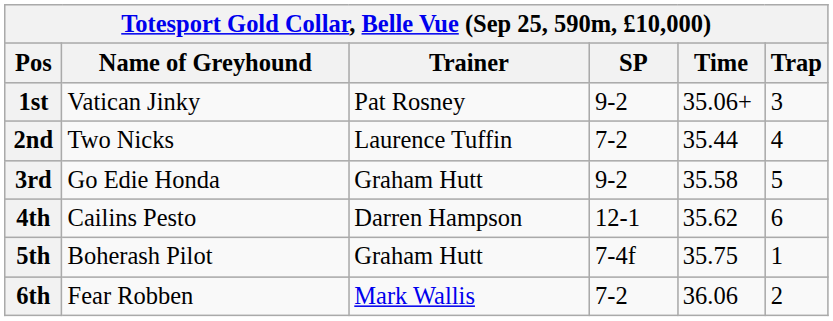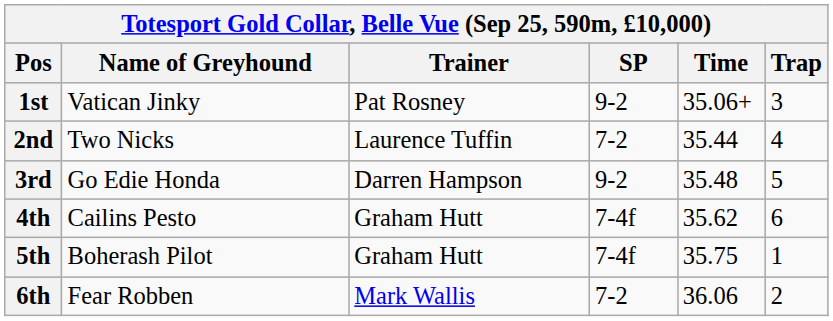(419, 179) Graham Hutt -> (438, 179) Darren Hampson
(710, 179) 35.58 -> (710, 179) 35.48
(438, 218) Darren Hampson -> (419, 218) Graham Hutt
(617, 218) 12-1 -> (615, 218) 7-4f
